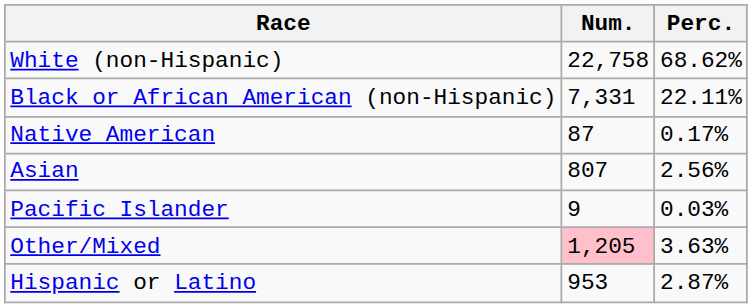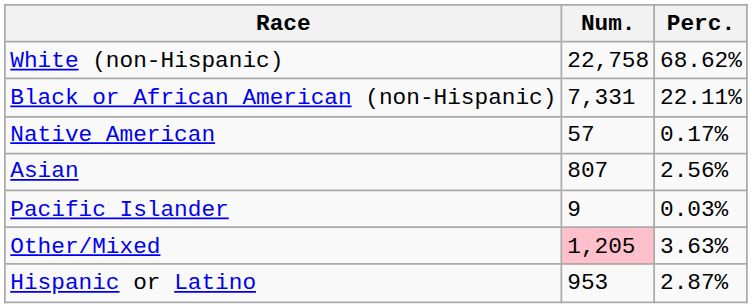(581, 135) 87 -> (581, 135) 57
